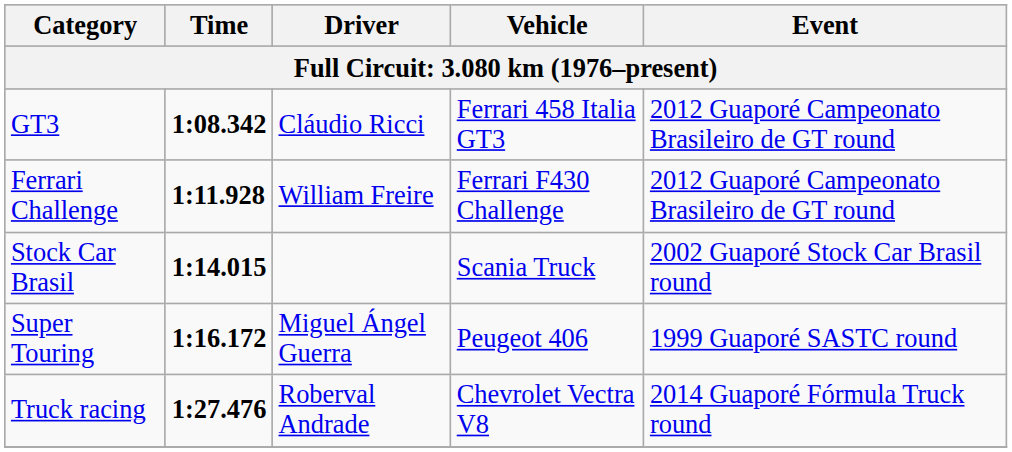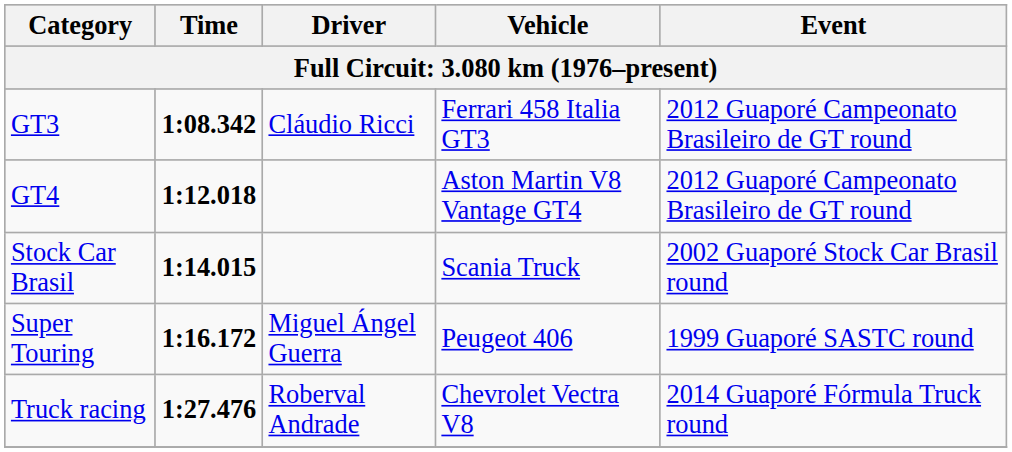- row: (64, 195)
+ row: (35, 195)
